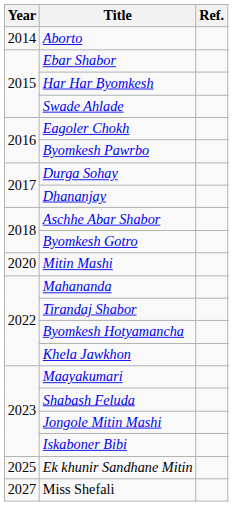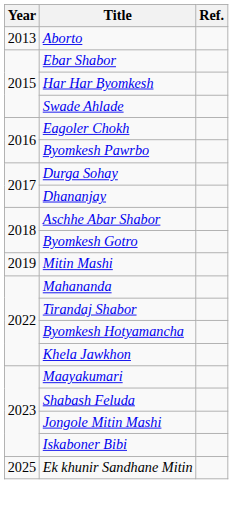(22, 38) 2014 -> (22, 38) 2013
(22, 264) 2020 -> (22, 264) 2019
- row: (79, 490)
